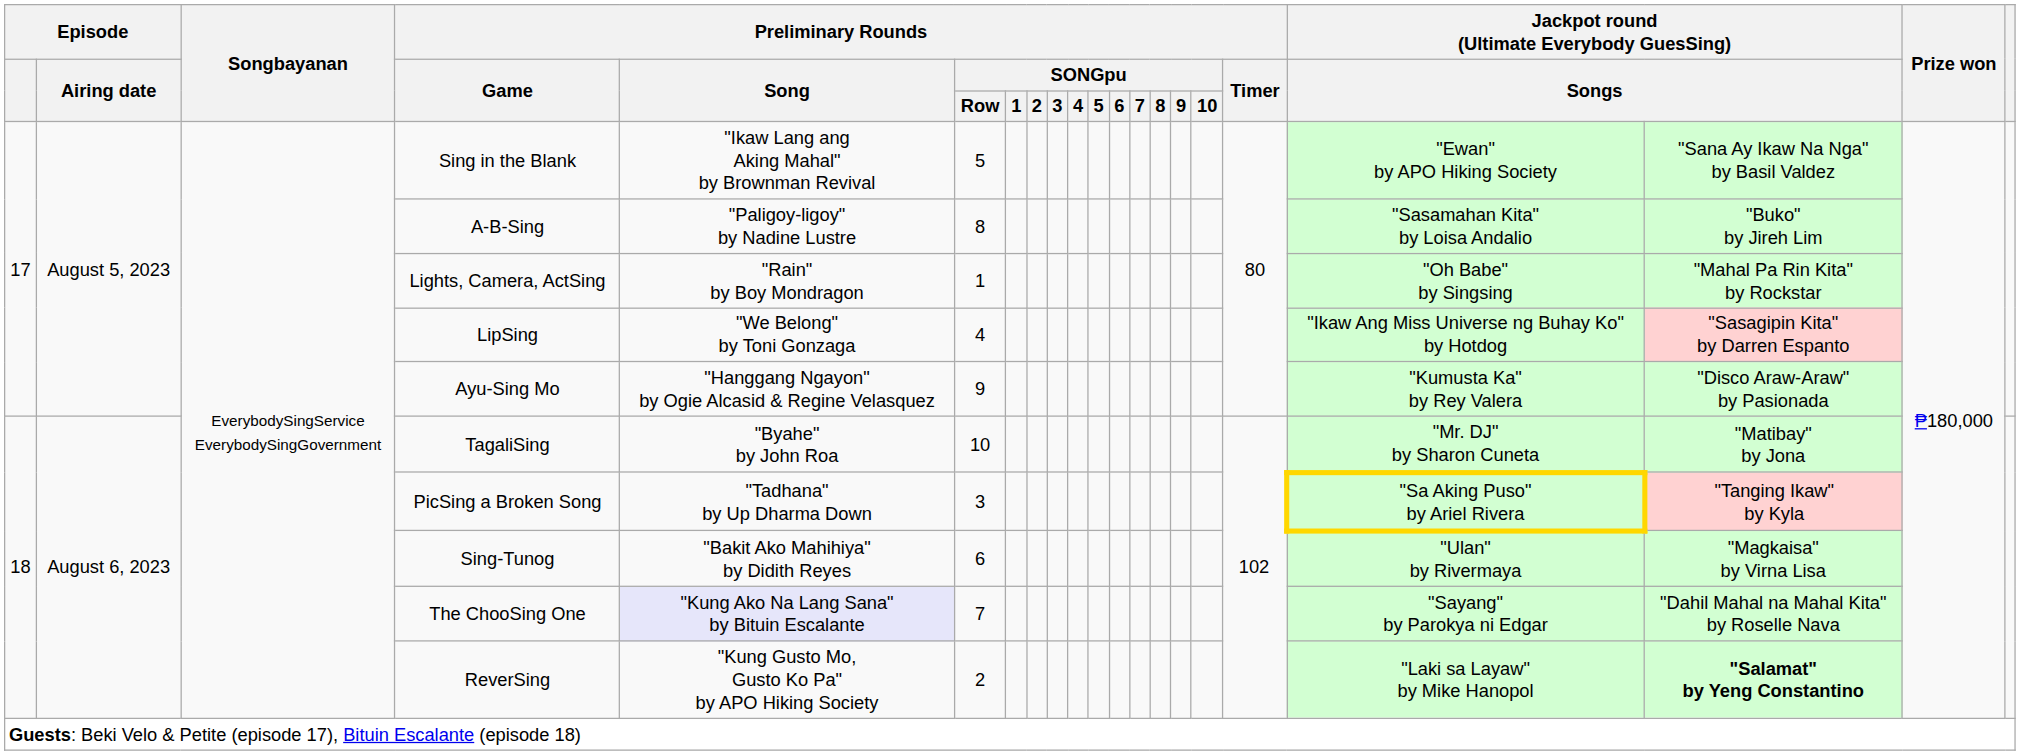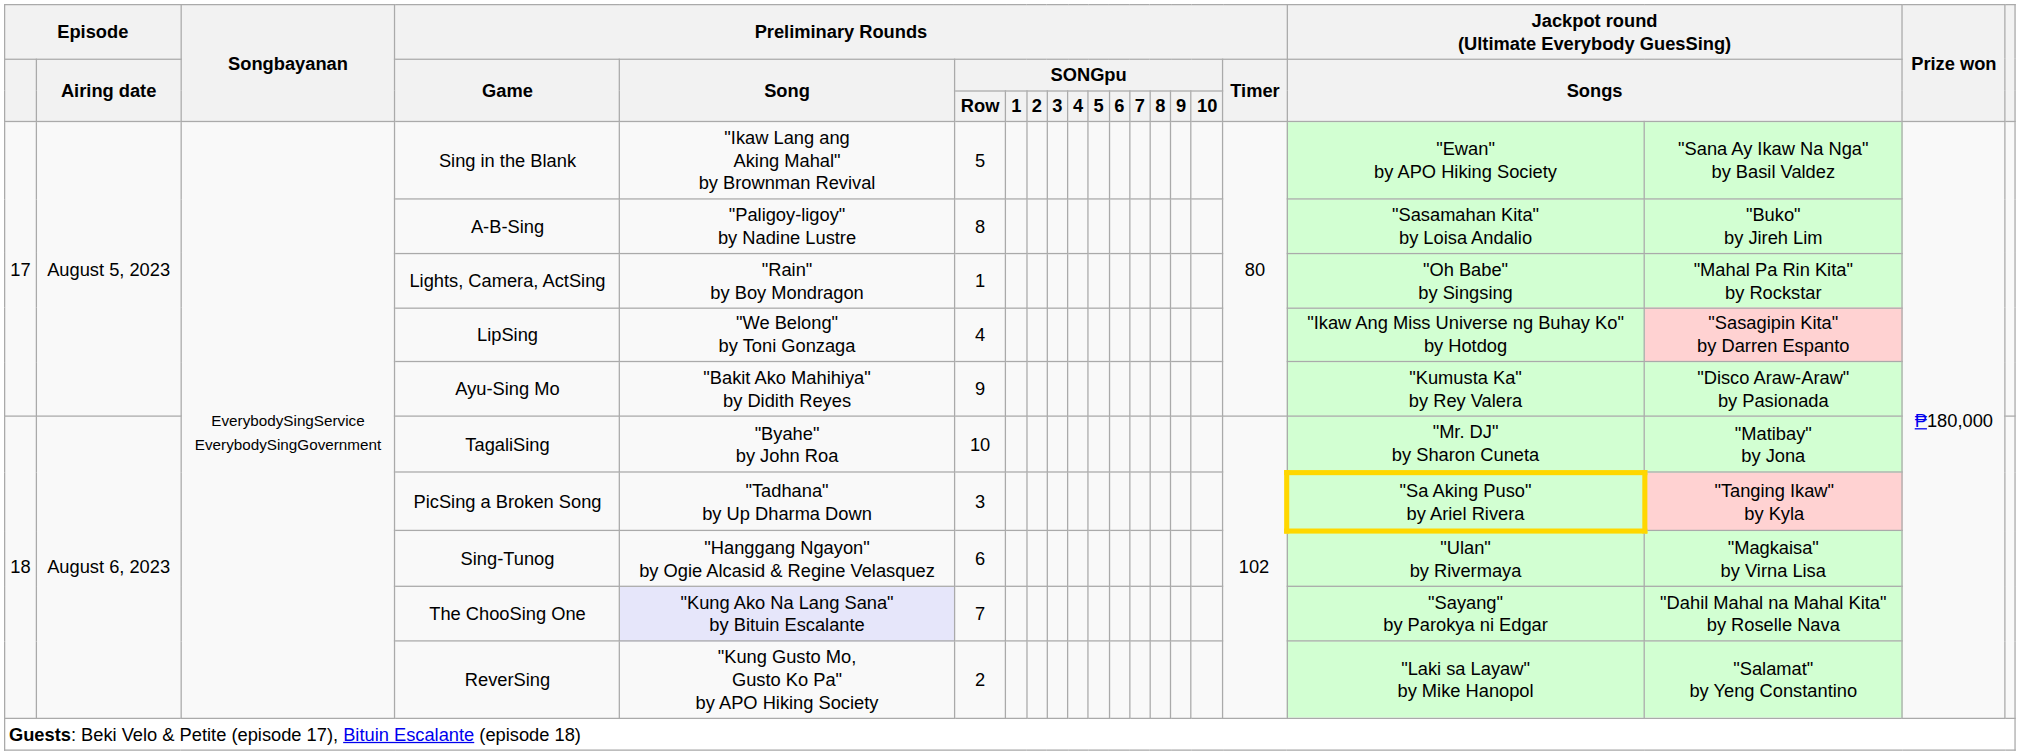(787, 389) "Hanggang Ngayon" by Ogie Alcasid & Regine Velasquez -> (787, 389) "Bakit Ako Mahihiya" by Didith Reyes
(787, 559) "Bakit Ako Mahihiya" by Didith Reyes -> (787, 559) "Hanggang Ngayon" by Ogie Alcasid & Regine Velasquez
(1773, 680) bold -> (1773, 680) normal
